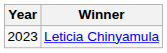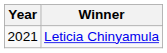(23, 36) 2023 -> (23, 36) 2021
